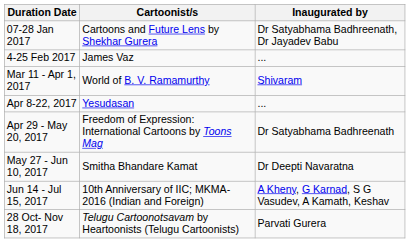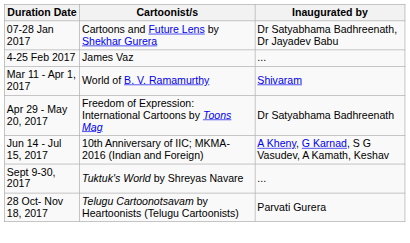- row: (42, 103)
- row: (37, 166)
+ row: (31, 178)
